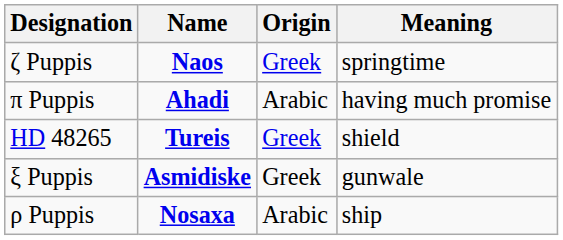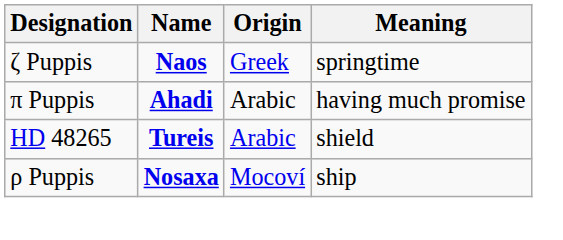(292, 138) Greek -> (263, 138) Arabic
- row: (197, 176)
(295, 215) Arabic -> (268, 176) Mocoví
